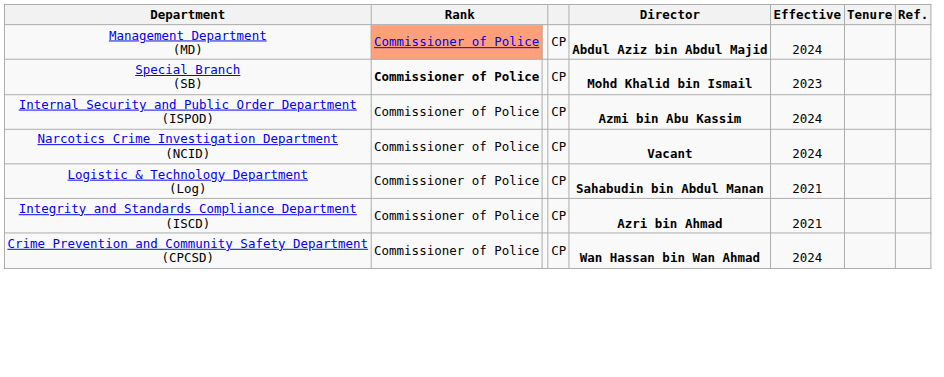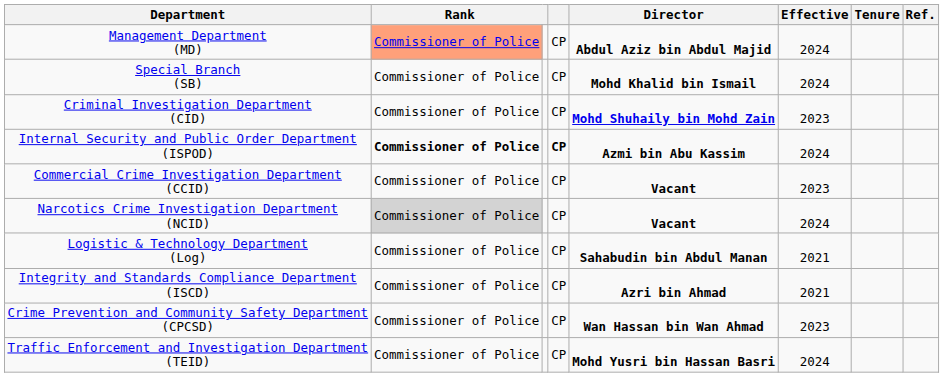(457, 77) bold -> (457, 77) normal
(807, 84) 2023 -> (815, 84) 2024
+ row: (188, 112)
(457, 112) normal -> (457, 146) bold
(559, 112) normal -> (559, 146) bold
+ row: (188, 181)
(457, 146) no background -> (457, 216) lightgrey background
(807, 258) 2024 -> (815, 327) 2023
+ row: (188, 355)
